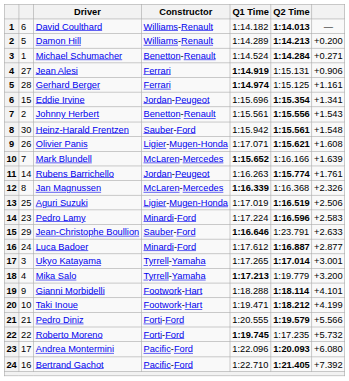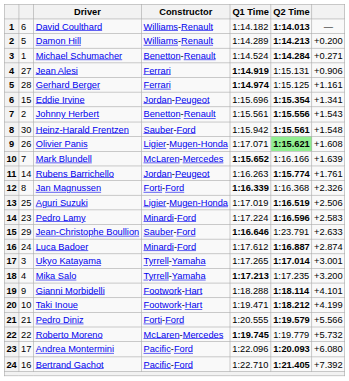(291, 144) no background -> (291, 144) lightgreen background
(183, 188) McLaren-Mercedes -> (164, 188) Forti-Ford
(328, 247) +2.877 -> (328, 247) +2.874
(291, 276) 1:19.779 -> (291, 276) 1:17.235
(164, 335) Forti-Ford -> (183, 335) McLaren-Mercedes
(291, 335) 1:17.235 -> (291, 335) 1:19.779
